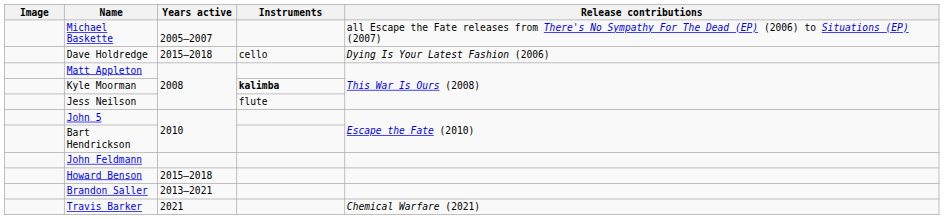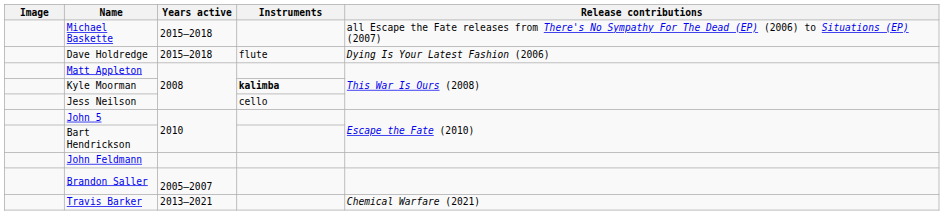(186, 39) 2005–2007 -> (186, 33) 2015–2018
(253, 55) cello -> (253, 55) flute
(253, 102) flute -> (253, 102) cello
- row: (104, 176)
(186, 191) 2013–2021 -> (186, 187) 2005–2007
(172, 207) 2021 -> (186, 202) 2013–2021
